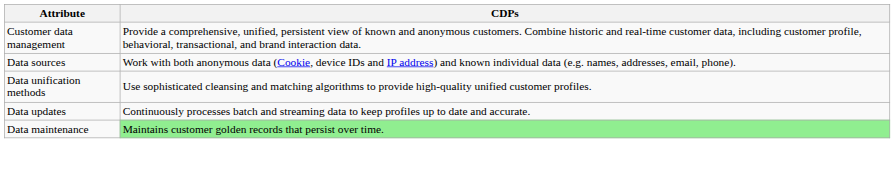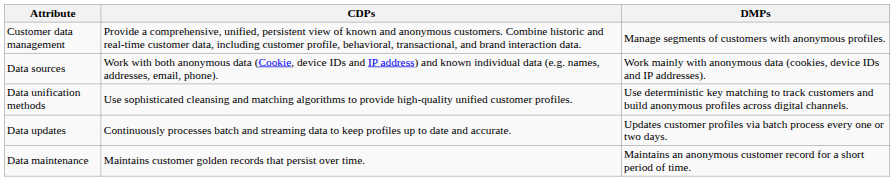+ column: (756, 13)
(253, 129) lightgreen background -> (234, 161) no background
